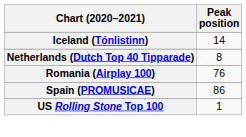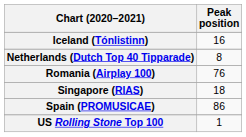(219, 40) 14 -> (219, 40) 16
+ row: (100, 90)
